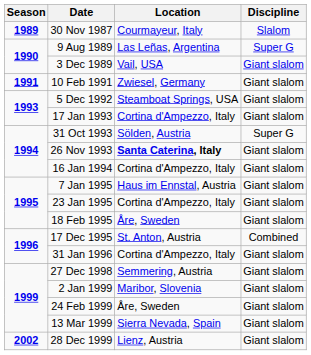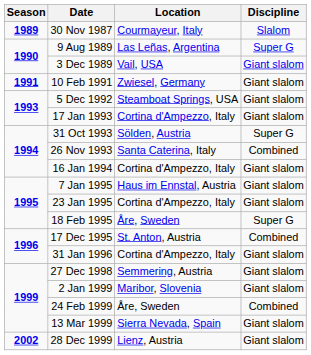(169, 151) bold -> (167, 151) normal
(273, 151) Giant slalom -> (273, 151) Combined
(273, 220) Giant slalom -> (273, 220) Super G
(273, 306) Giant slalom -> (273, 306) Combined
